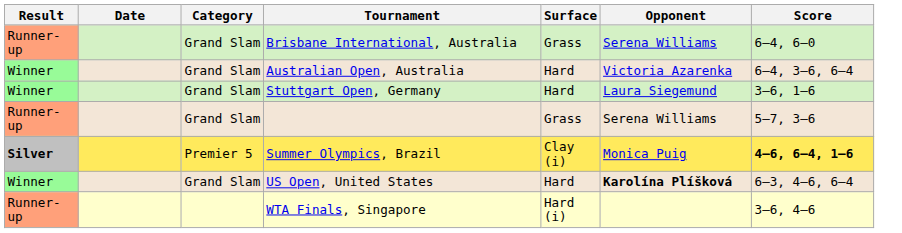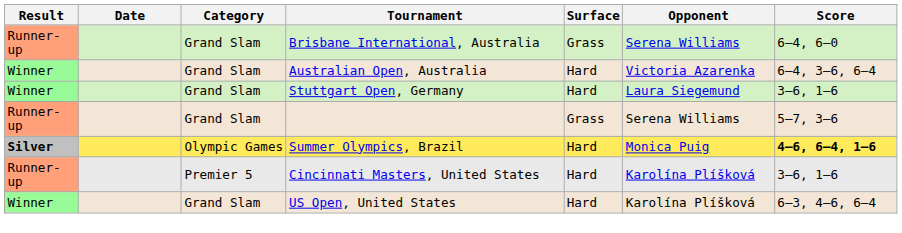(219, 154) Premier 5 -> (234, 147) Olympic Games
(559, 154) Clay (i) -> (582, 147) Hard
+ row: (414, 174)
(668, 182) bold -> (690, 202) normal
- row: (346, 210)
